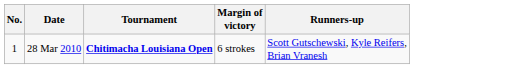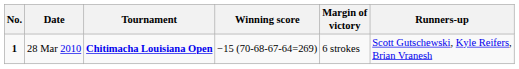+ column: (267, 19)
(14, 49) normal -> (14, 49) bold
